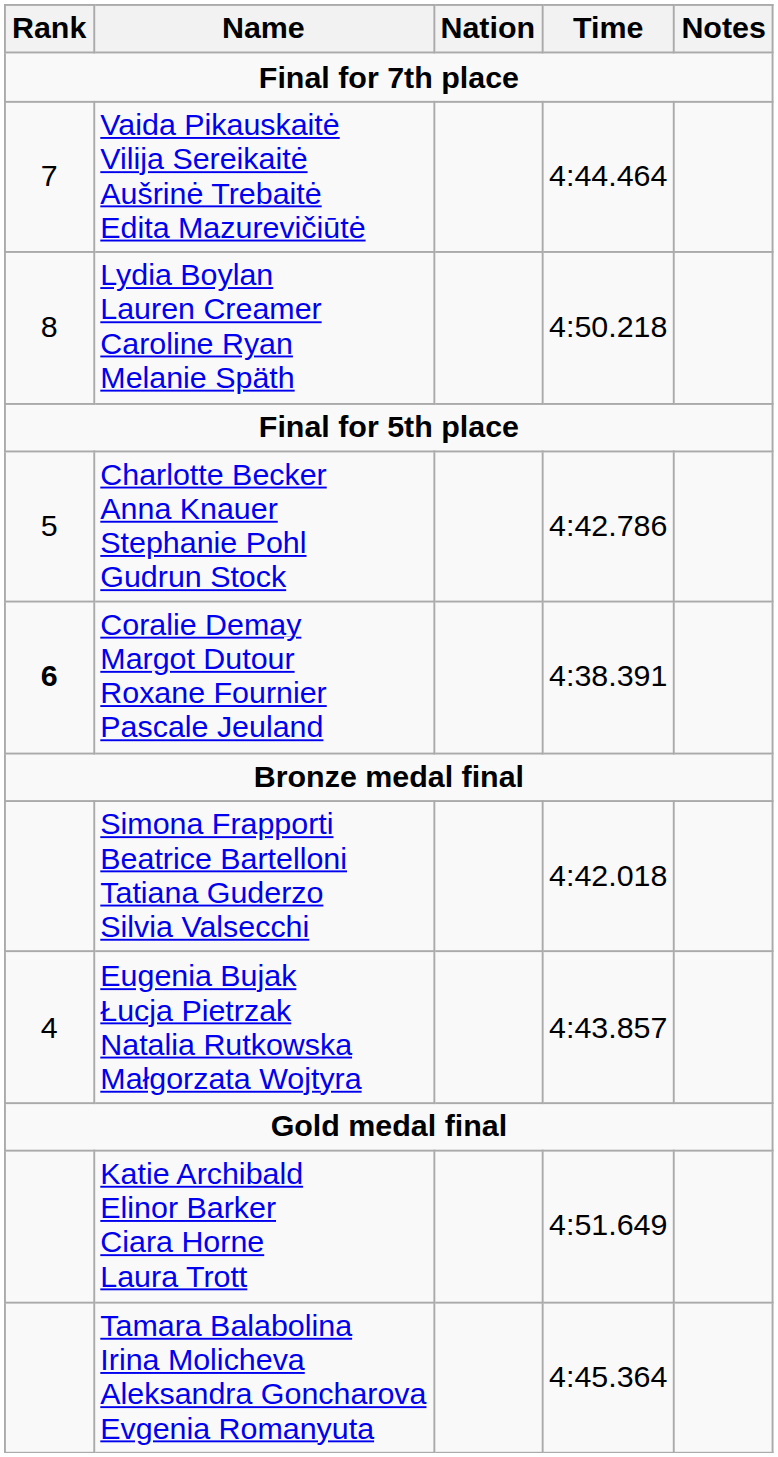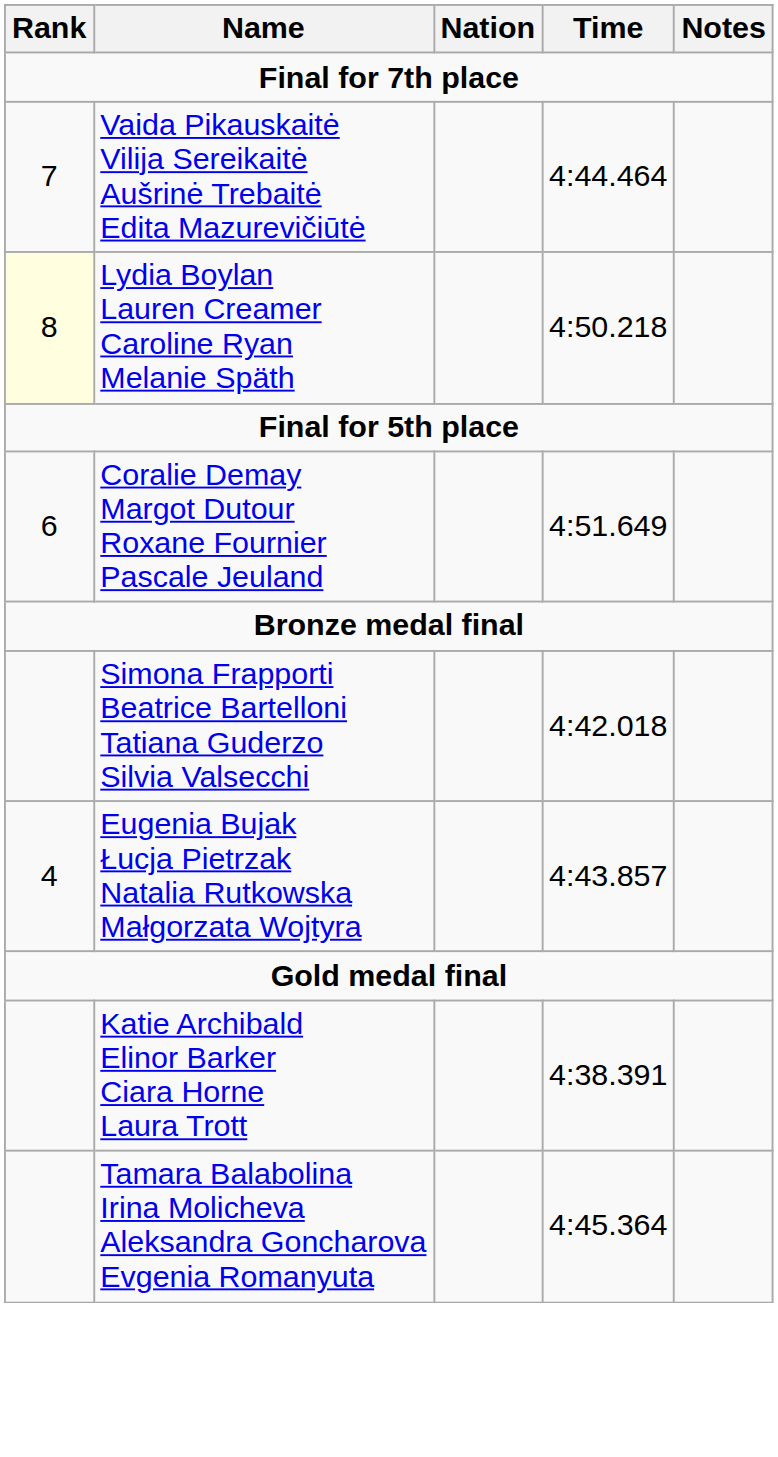(49, 327) no background -> (49, 327) lightyellow background
- row: (214, 526)
(49, 676) bold -> (49, 526) normal
(608, 676) 4:38.391 -> (608, 526) 4:51.649
(608, 1225) 4:51.649 -> (608, 1075) 4:38.391
